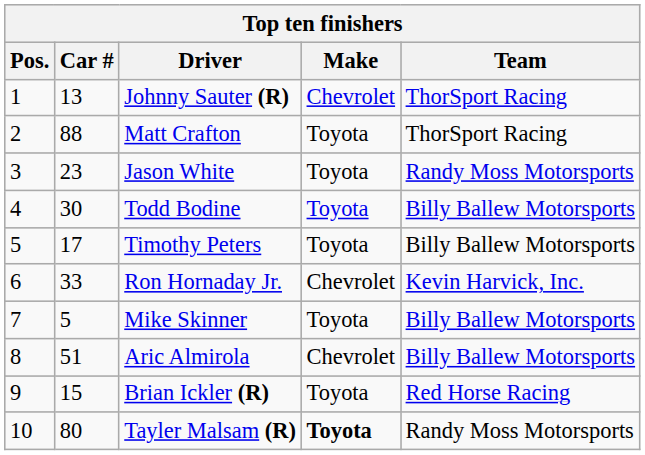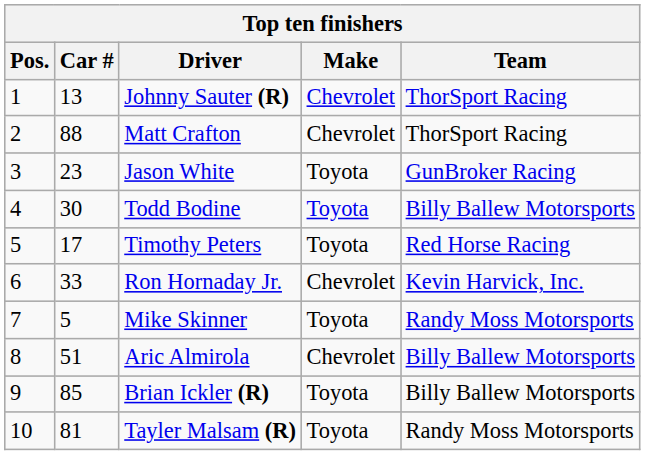(338, 134) Toyota -> (351, 134) Chevrolet
(520, 171) Randy Moss Motorsports -> (491, 171) GunBroker Racing
(520, 245) Billy Ballew Motorsports -> (488, 245) Red Horse Racing
(520, 319) Billy Ballew Motorsports -> (520, 319) Randy Moss Motorsports
(71, 393) 15 -> (71, 393) 85
(488, 393) Red Horse Racing -> (520, 393) Billy Ballew Motorsports
(71, 430) 80 -> (71, 430) 81
(339, 430) bold -> (338, 430) normal
